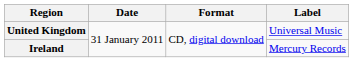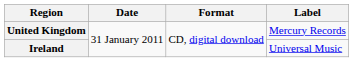(306, 30) Universal Music -> (307, 30) Mercury Records
(307, 48) Mercury Records -> (306, 48) Universal Music
